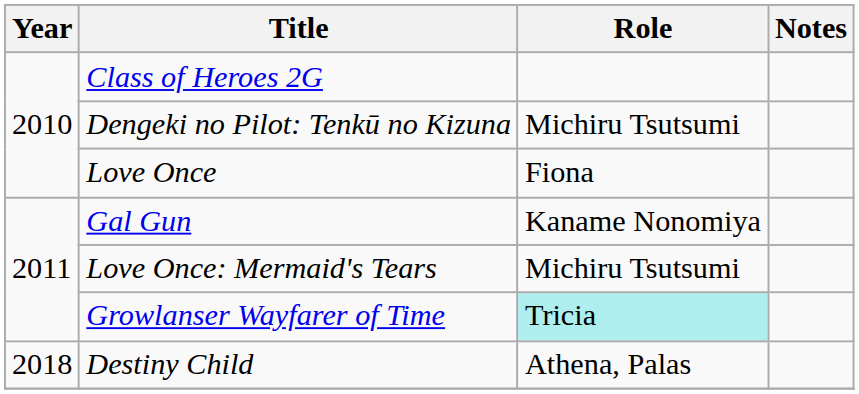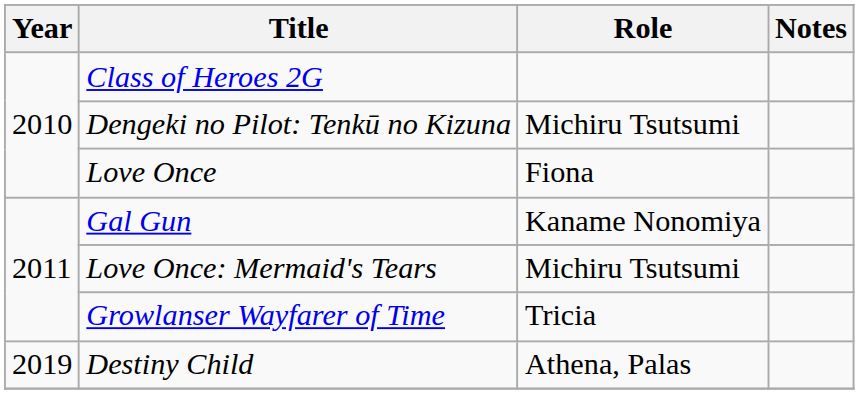(561, 316) paleturquoise background -> (561, 316) no background
(42, 364) 2018 -> (42, 364) 2019
